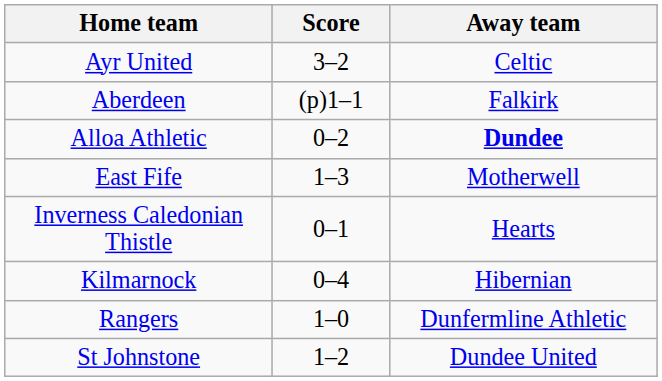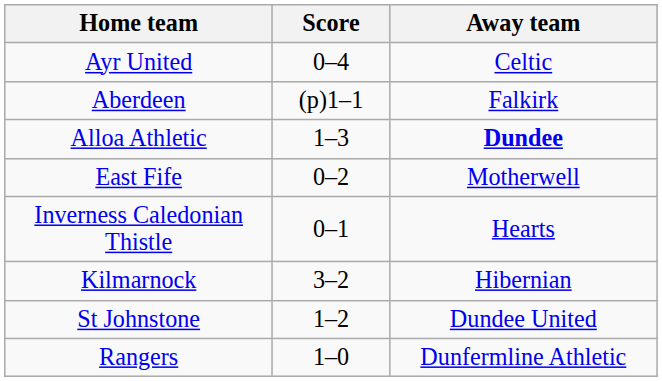(331, 61) 3–2 -> (331, 61) 0–4
(331, 138) 0–2 -> (331, 138) 1–3
(331, 176) 1–3 -> (331, 176) 0–2
(331, 280) 0–4 -> (331, 280) 3–2
rows swapped: (139, 319) <-> (139, 357)
